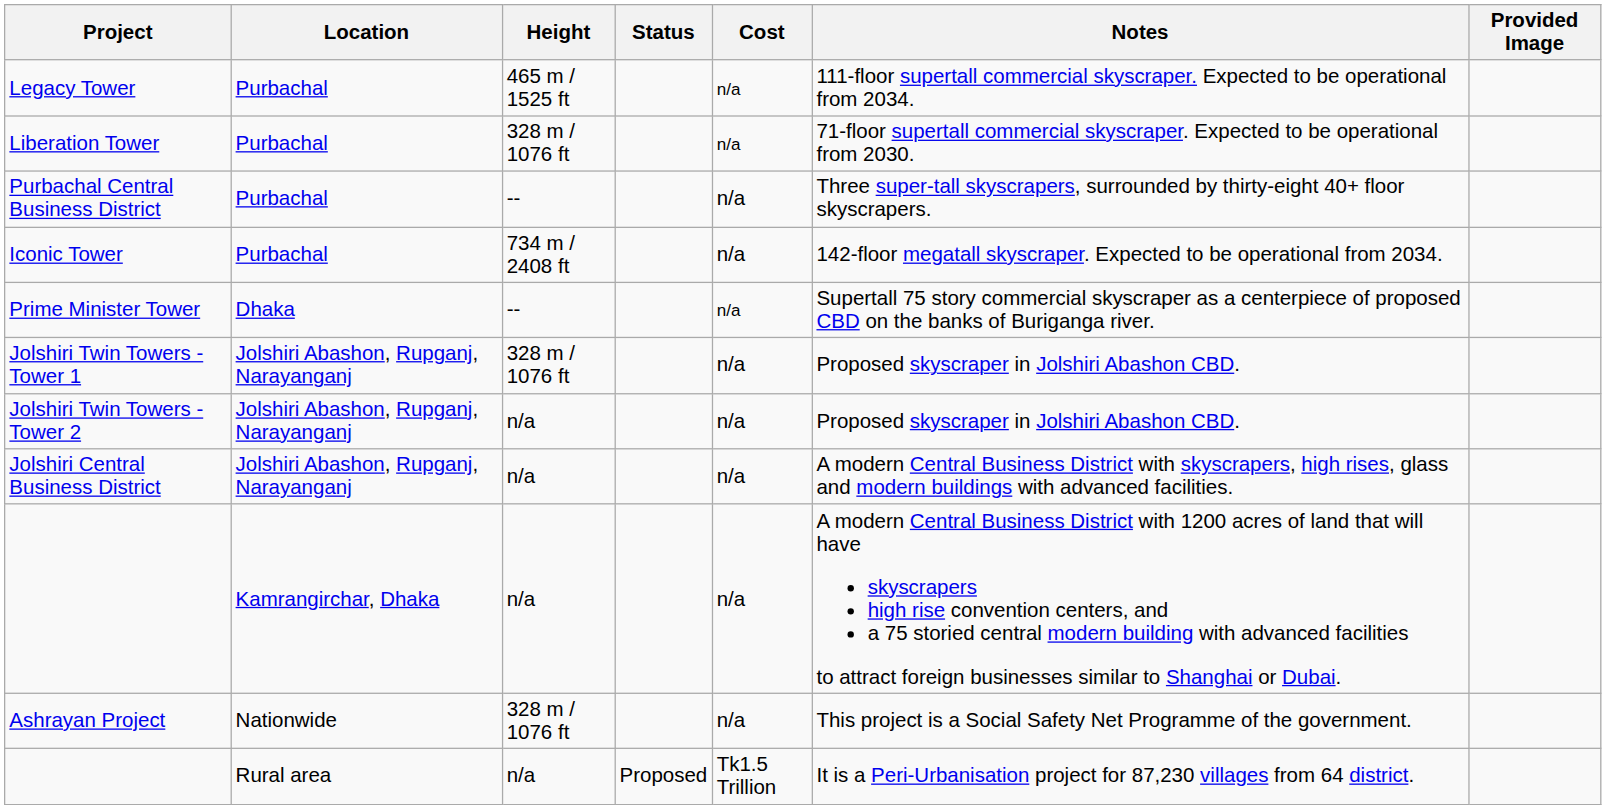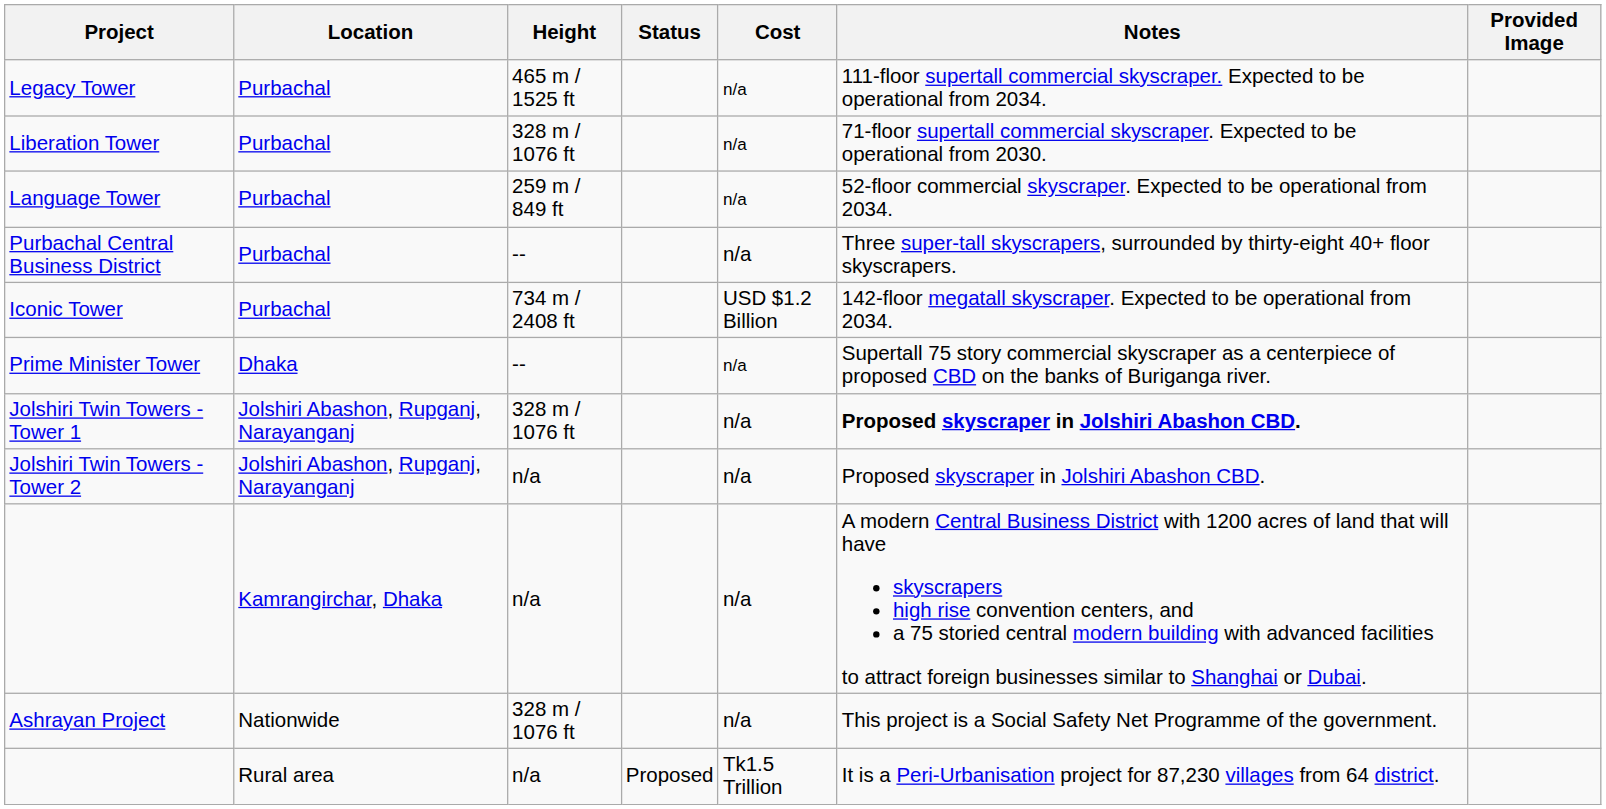+ row: (85, 198)
(731, 254) n/a -> (767, 309) USD $1.2 Billion
(1028, 365) normal -> (1071, 420) bold
- row: (85, 476)
